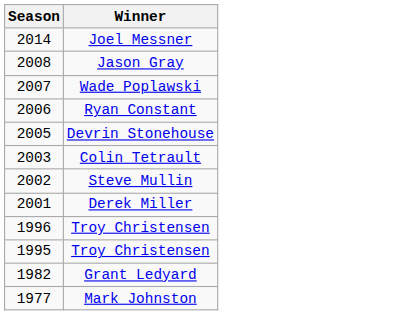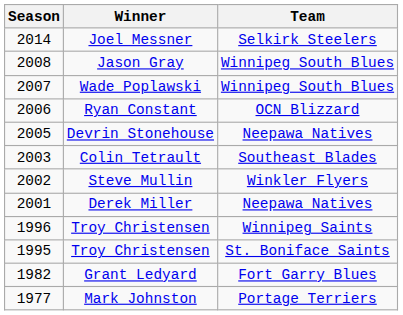+ column: (307, 16)
